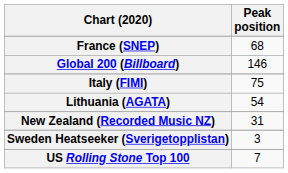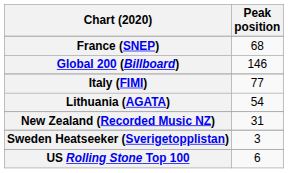(257, 83) 75 -> (257, 83) 77
(257, 158) 7 -> (257, 158) 6
